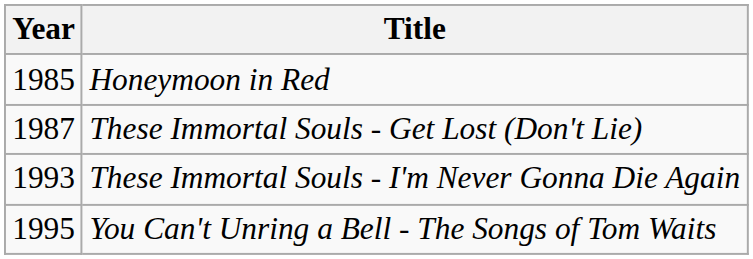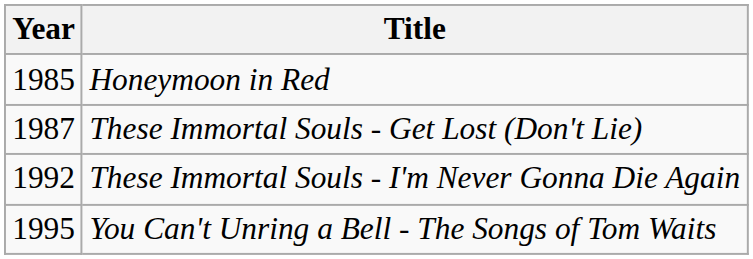(44, 178) 1993 -> (44, 178) 1992
